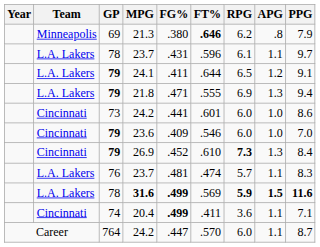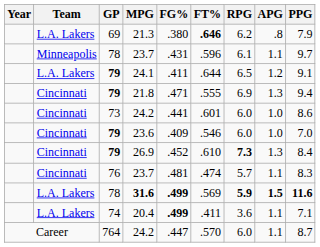(67, 34) Minneapolis -> (66, 34) L.A. Lakers
(66, 54) L.A. Lakers -> (67, 54) Minneapolis
(66, 93) L.A. Lakers -> (62, 93) Cincinnati
(66, 172) L.A. Lakers -> (62, 172) Cincinnati
(62, 212) Cincinnati -> (66, 212) L.A. Lakers
